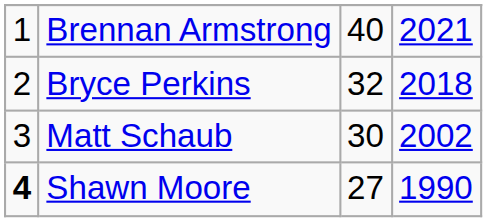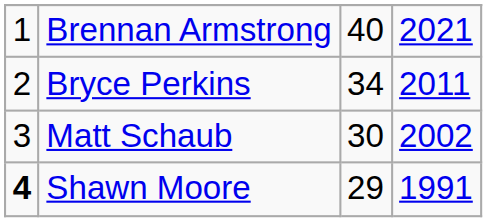(365, 83) 32 -> (365, 83) 34
(436, 83) 2018 -> (435, 83) 2011
(365, 188) 27 -> (365, 188) 29
(436, 188) 1990 -> (436, 188) 1991
